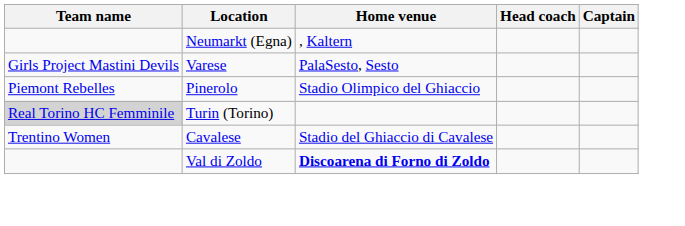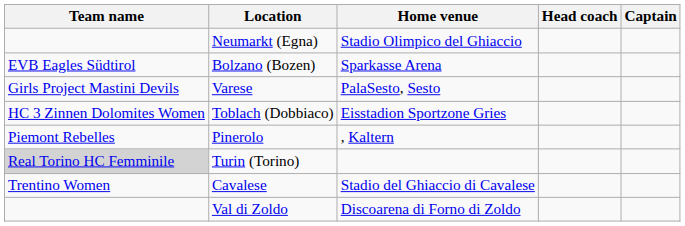(326, 40) , Kaltern -> (431, 40) Stadio Olimpico del Ghiaccio
+ row: (264, 64)
+ row: (273, 112)
(389, 88) Stadio Olimpico del Ghiaccio -> (367, 137) , Kaltern
(394, 161) bold -> (431, 209) normal
